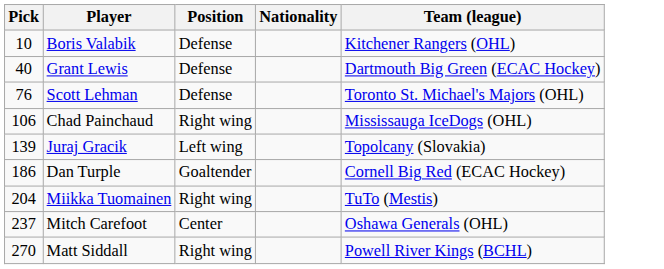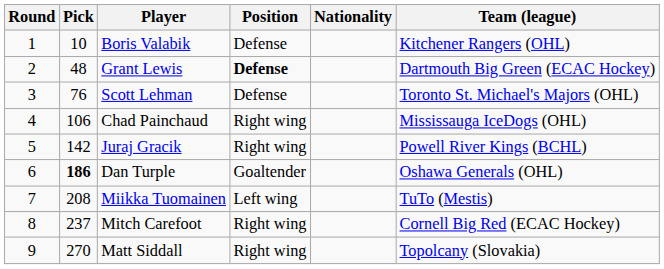+ column: (32, 17)
(24, 69) 40 -> (78, 69) 48
(206, 69) normal -> (261, 69) bold
(24, 146) 139 -> (78, 146) 142
(211, 146) Left wing -> (270, 146) Right wing
(415, 146) Topolcany (Slovakia) -> (493, 146) Powell River Kings (BCHL)
(24, 172) normal -> (78, 172) bold
(455, 172) Cornell Big Red (ECAC Hockey) -> (481, 172) Oshawa Generals (OHL)
(24, 198) 204 -> (78, 198) 208
(215, 198) Right wing -> (265, 198) Left wing
(201, 224) Center -> (270, 224) Right wing
(426, 224) Oshawa Generals (OHL) -> (510, 224) Cornell Big Red (ECAC Hockey)
(438, 250) Powell River Kings (BCHL) -> (470, 250) Topolcany (Slovakia)
